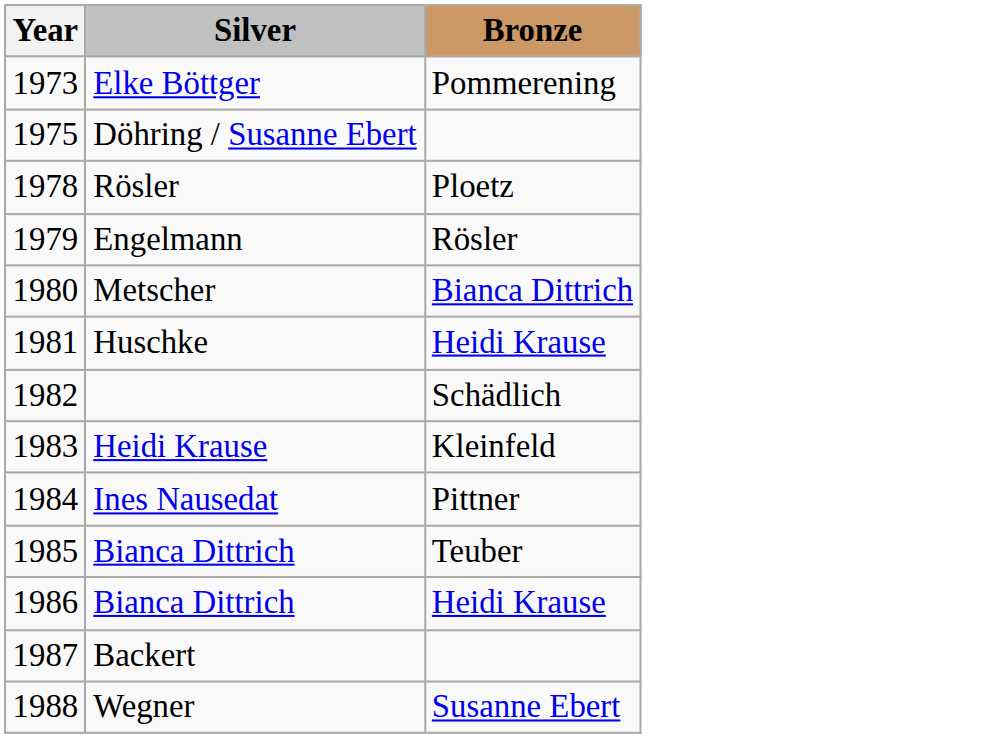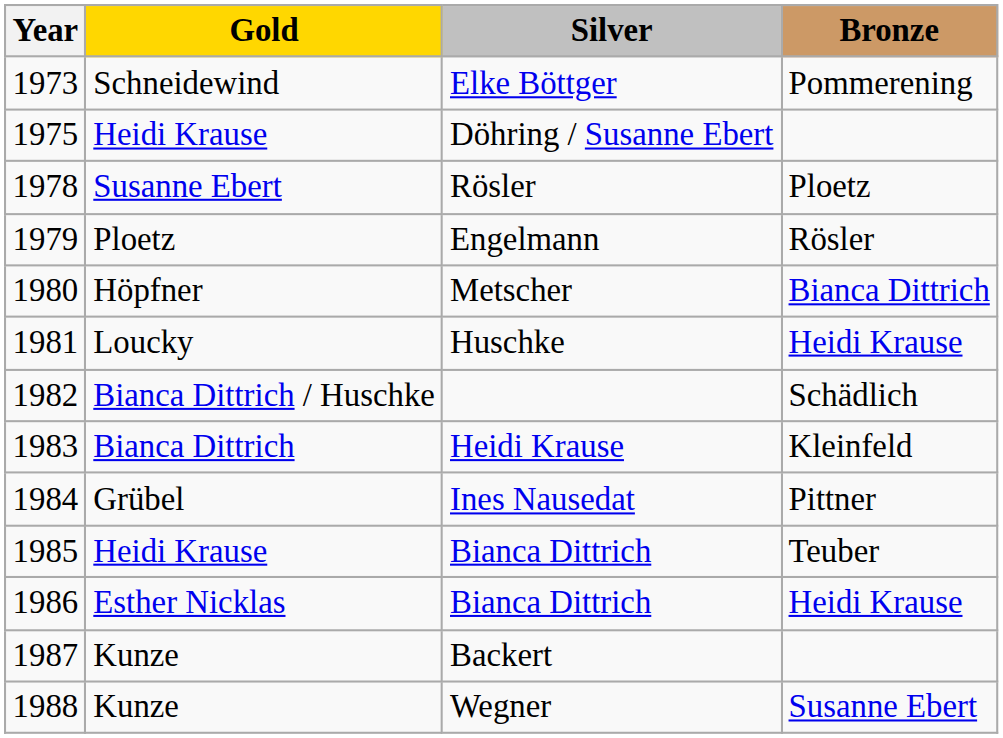+ column: (264, 30)
